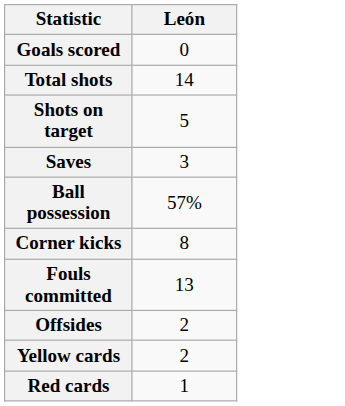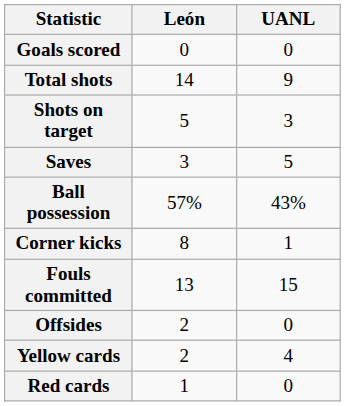+ column: (288, 19)
